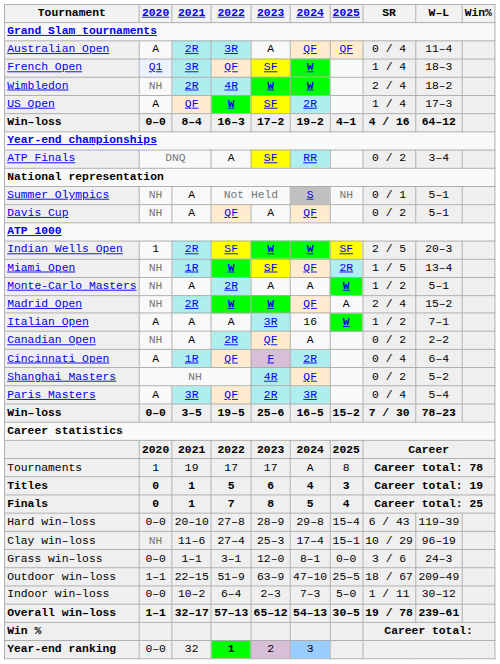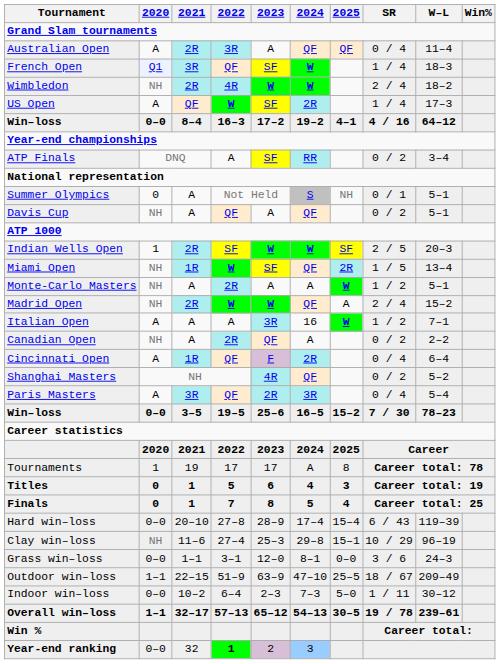(156, 196) NH -> (156, 196) 0
(310, 523) 29–8 -> (310, 523) 17–4
(310, 541) 17–4 -> (310, 541) 29–8
